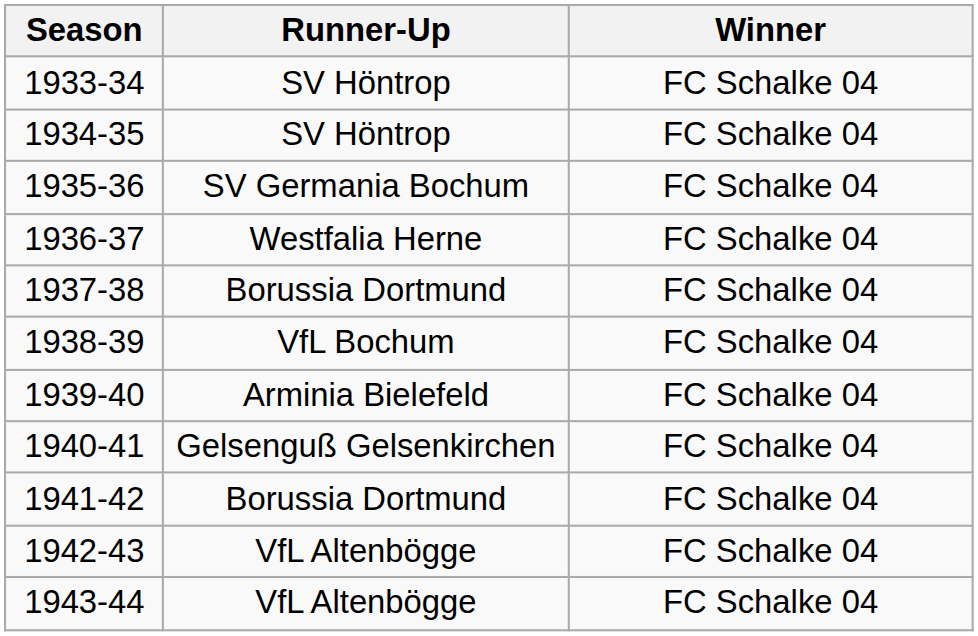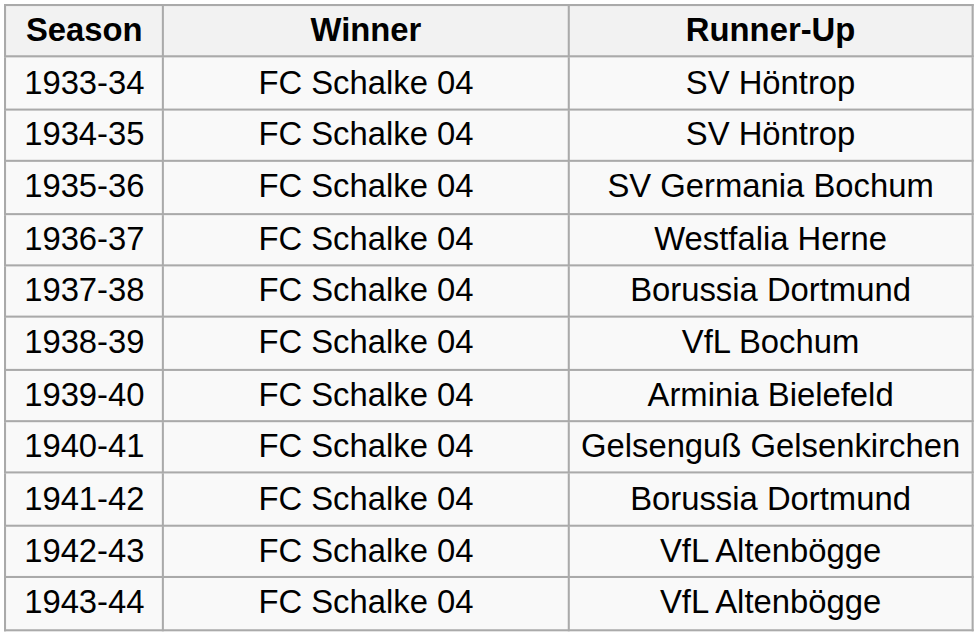columns swapped: (771, 30) <-> (366, 30)
